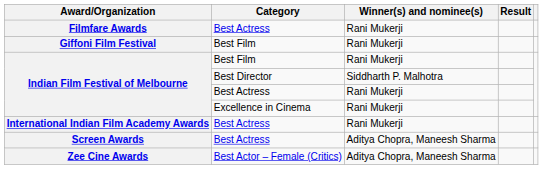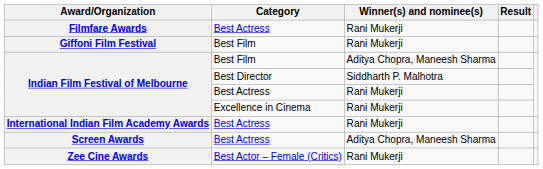(375, 60) Rani Mukerji -> (421, 60) Aditya Chopra, Maneesh Sharma
(421, 156) Aditya Chopra, Maneesh Sharma -> (375, 156) Rani Mukerji
